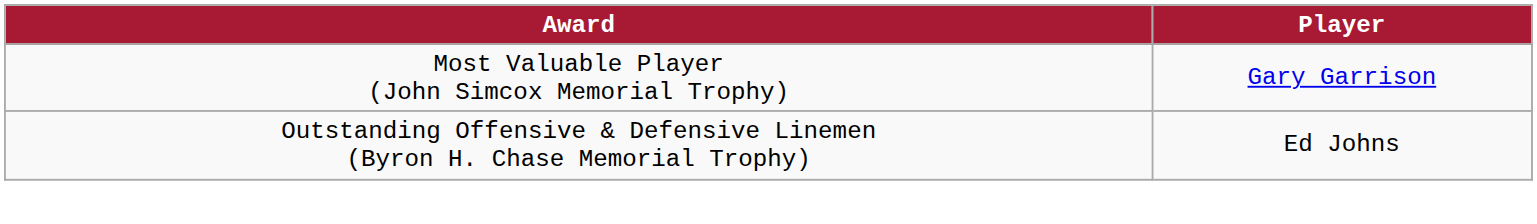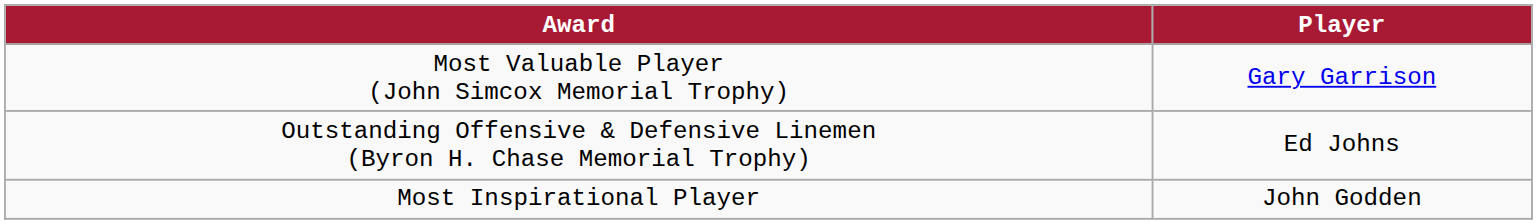+ row: (579, 199)
